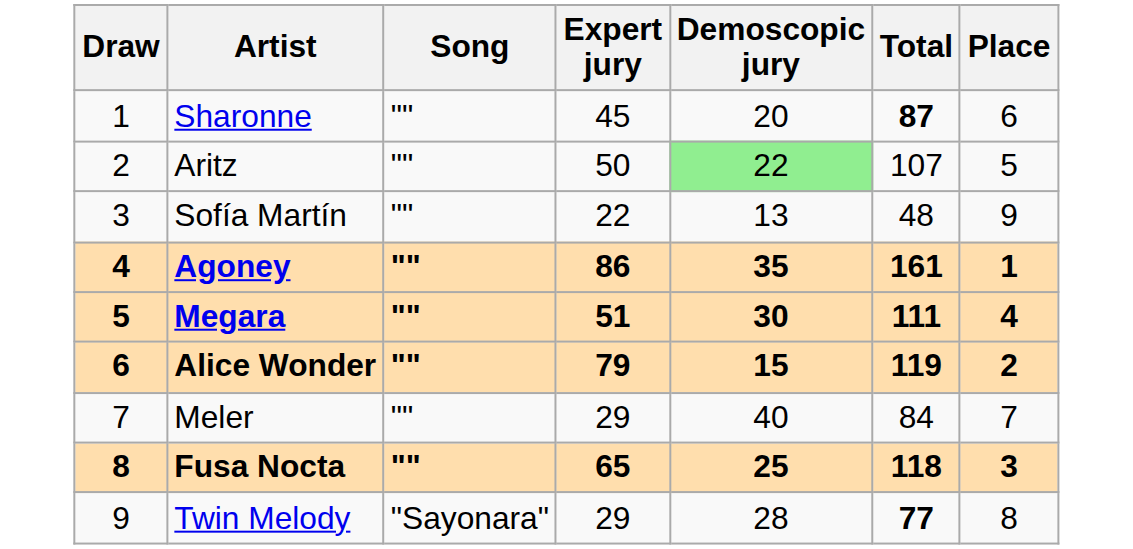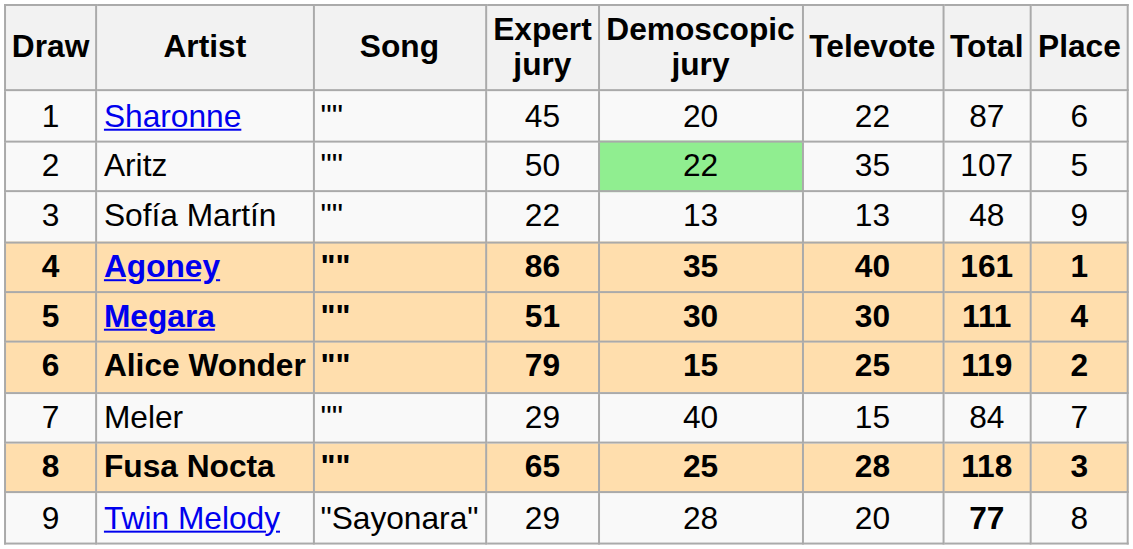+ column: (872, 47)
(916, 115) bold -> (987, 115) normal
